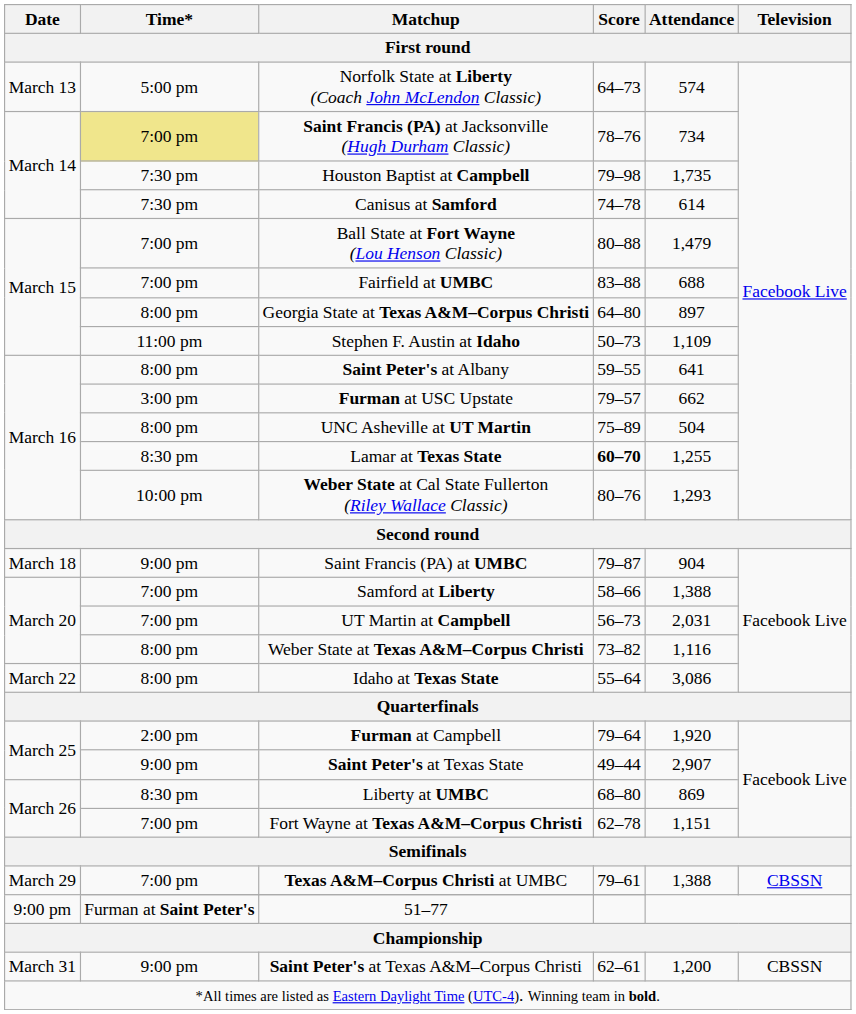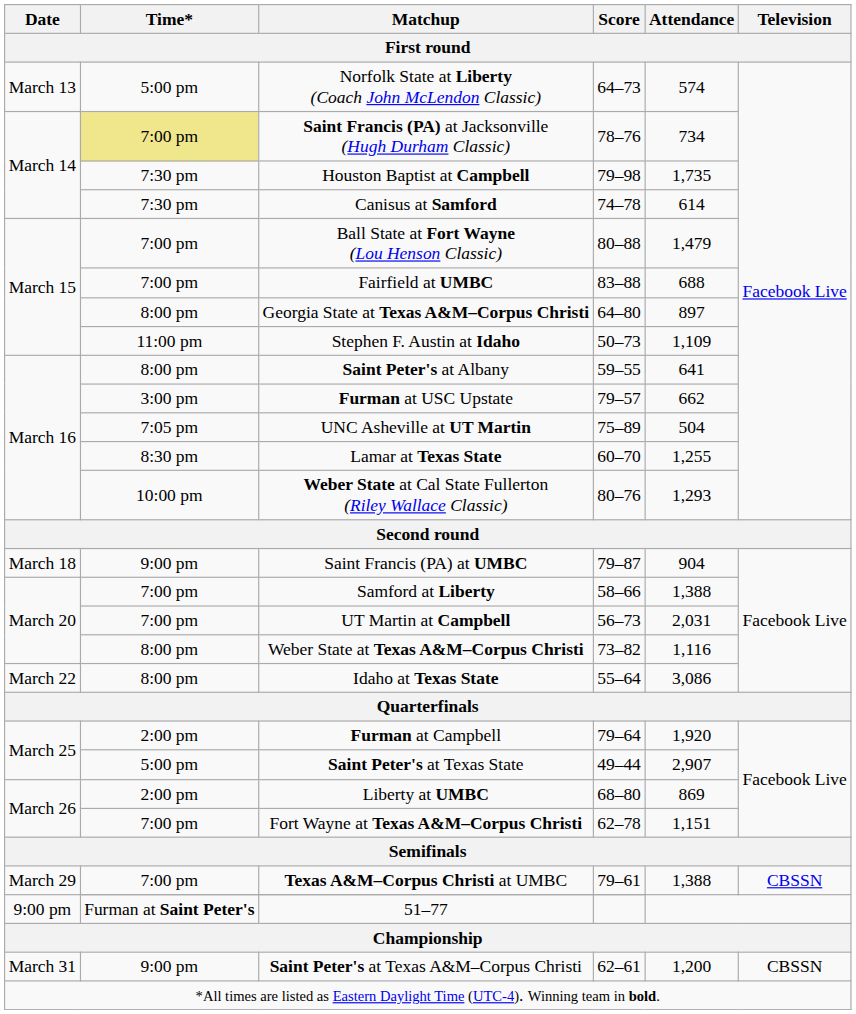(169, 427) 8:00 pm -> (169, 427) 7:05 pm
(619, 455) bold -> (619, 455) normal
(169, 764) 9:00 pm -> (169, 764) 5:00 pm
(169, 793) 8:30 pm -> (169, 793) 2:00 pm
